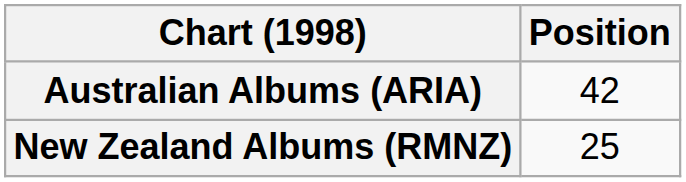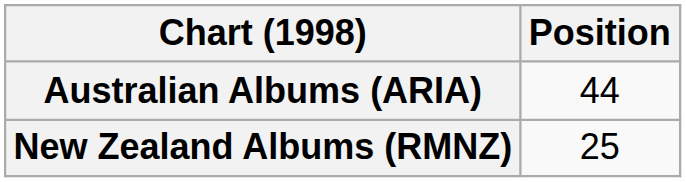(600, 90) 42 -> (600, 90) 44
